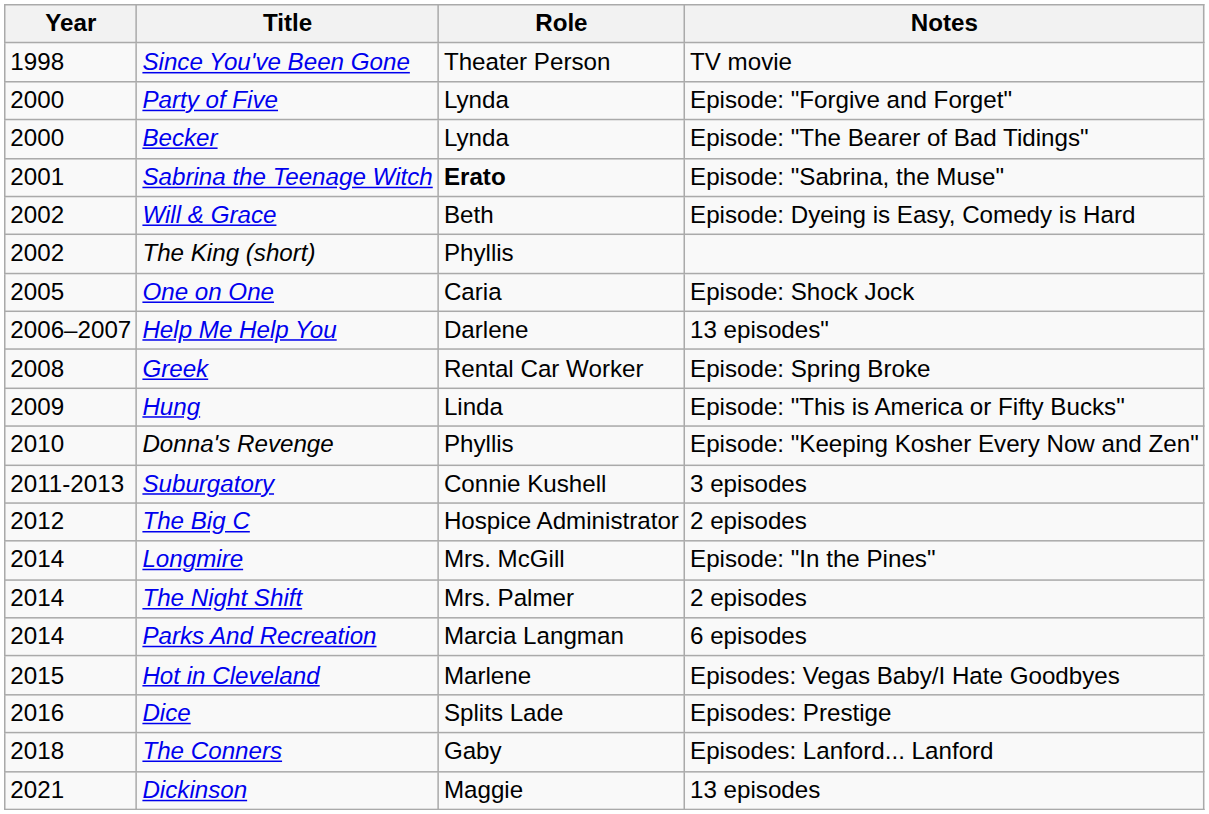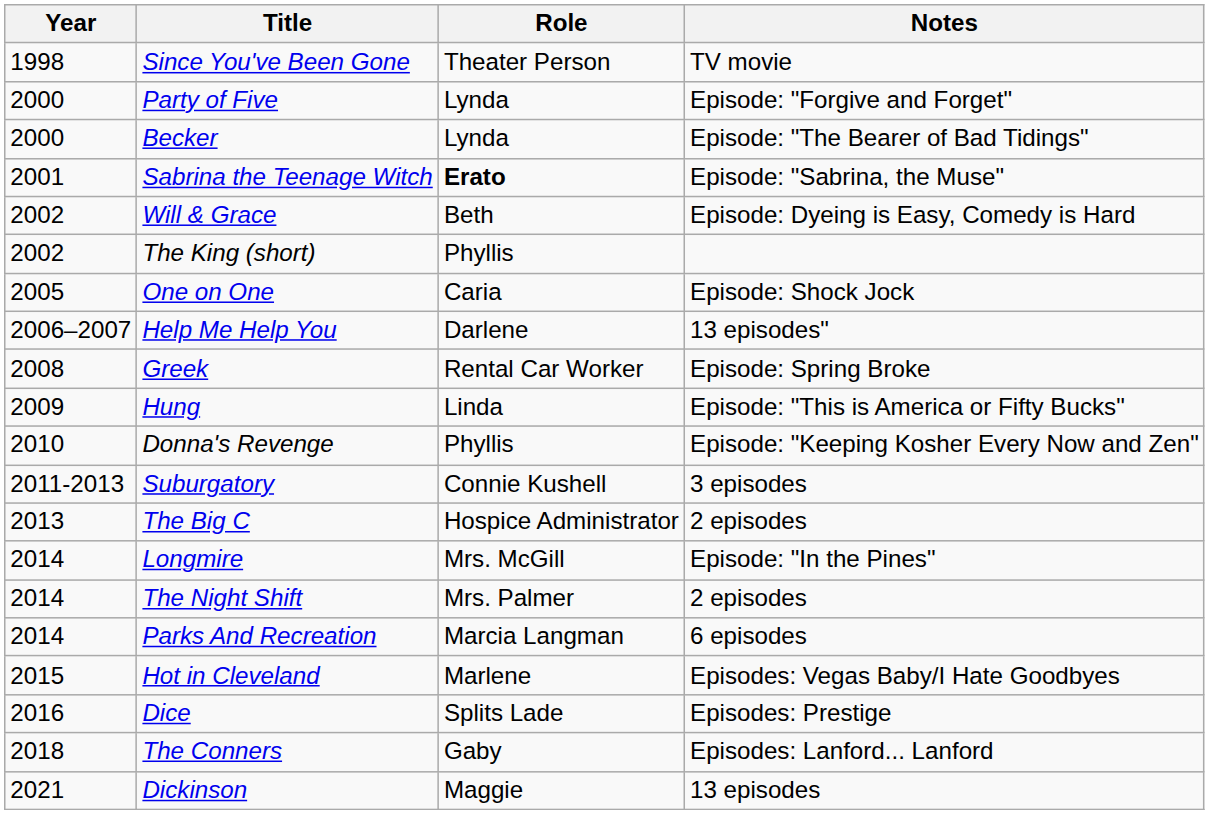(37, 521) 2012 -> (37, 521) 2013
